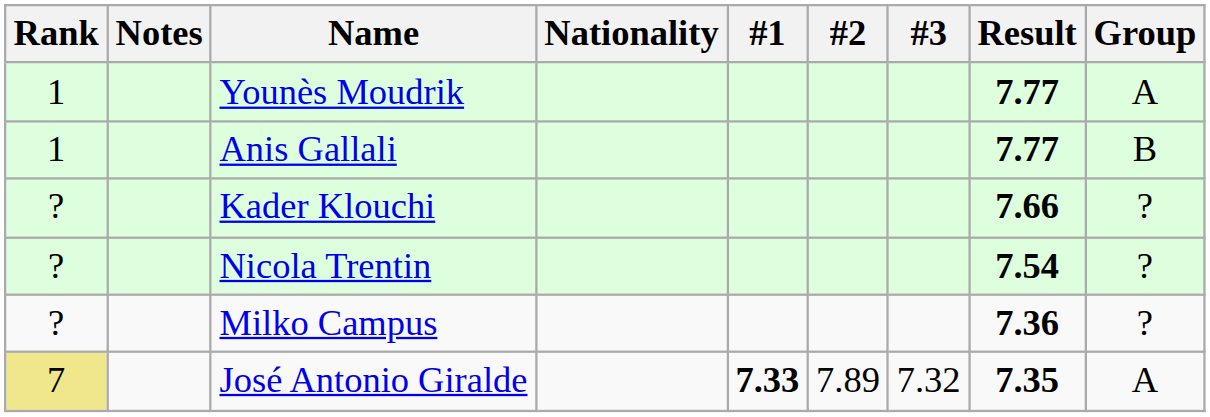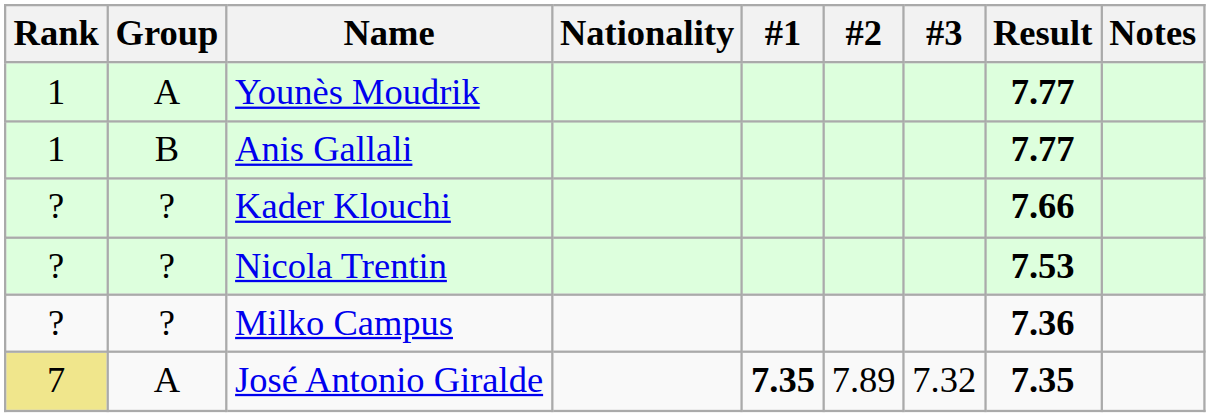columns swapped: (1145, 33) <-> (159, 33)
(1027, 264) 7.54 -> (1043, 264) 7.53
(767, 380) 7.33 -> (783, 380) 7.35
